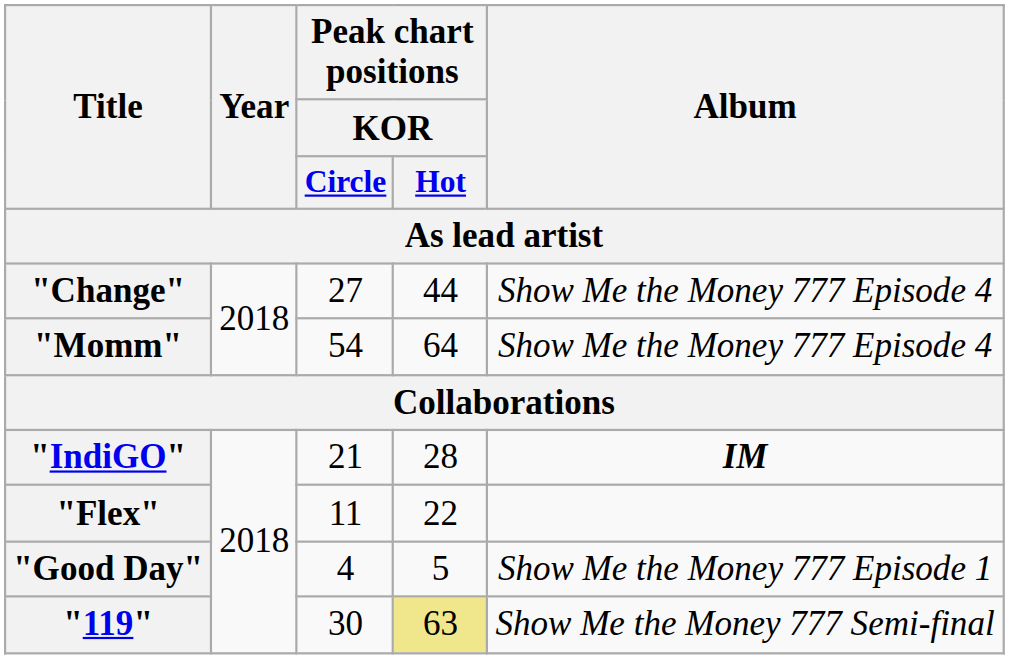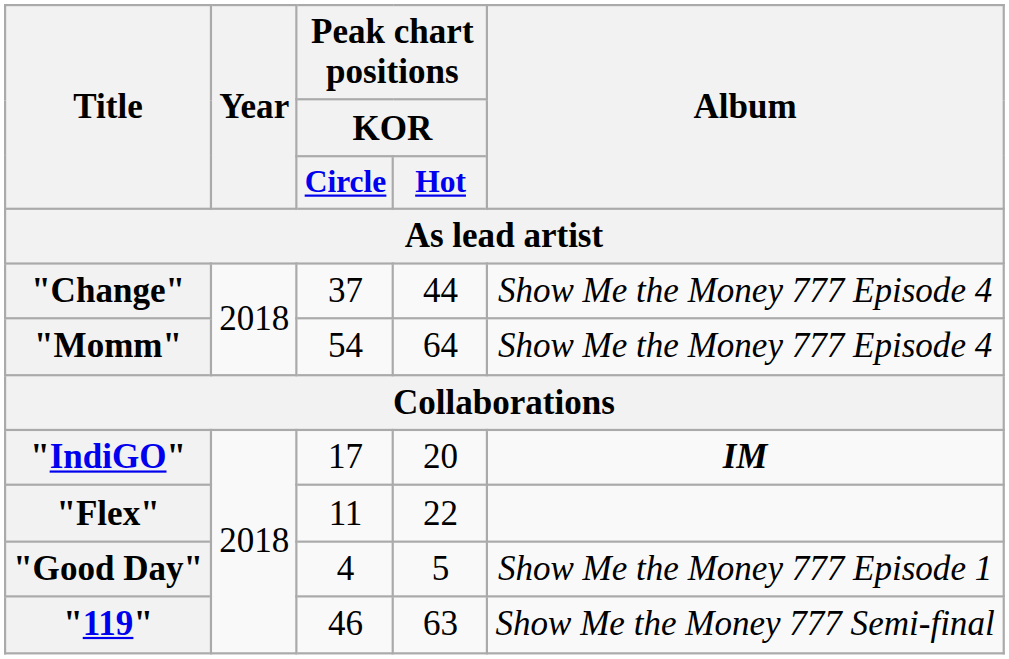(346, 290) 27 -> (346, 290) 37
(346, 457) 21 -> (346, 457) 17
(441, 457) 28 -> (441, 457) 20
(346, 623) 30 -> (346, 623) 46
(441, 623) khaki background -> (441, 623) no background
